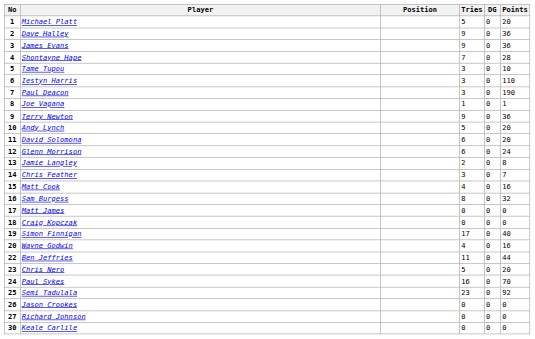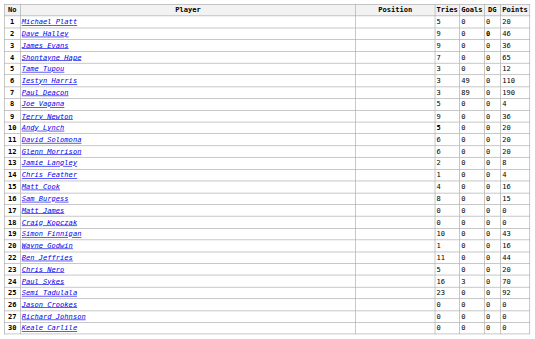+ column: (472, 10)
(488, 34) normal -> (488, 34) bold
(506, 34) 36 -> (506, 34) 46
(506, 57) 28 -> (506, 57) 65
(506, 69) 10 -> (506, 69) 12
(463, 104) 1 -> (439, 104) 5
(504, 104) 1 -> (504, 104) 4
(463, 128) normal -> (439, 128) bold
(506, 152) 24 -> (506, 152) 20
(463, 175) 3 -> (439, 175) 1
(504, 175) 7 -> (504, 175) 4
(506, 199) 32 -> (506, 199) 15
(465, 234) 17 -> (441, 234) 10
(506, 234) 40 -> (506, 234) 43
(463, 246) 4 -> (439, 246) 1
